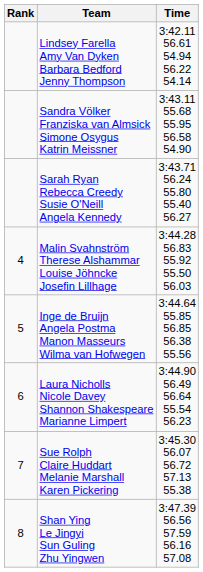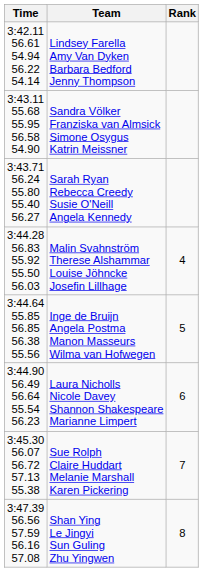columns swapped: (21, 13) <-> (177, 13)
